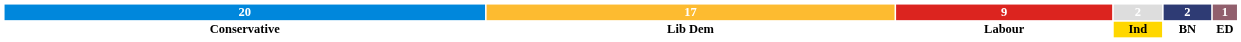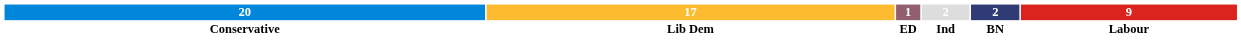columns swapped: (1004, 12) <-> (1225, 12)
(1138, 29) gold background -> (946, 29) no background
